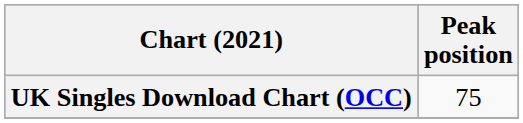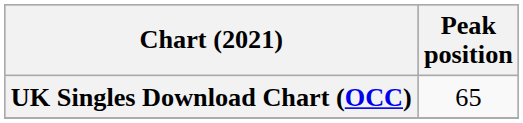(468, 96) 75 -> (468, 96) 65
